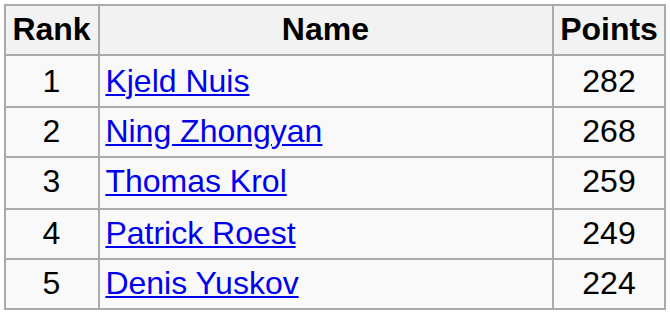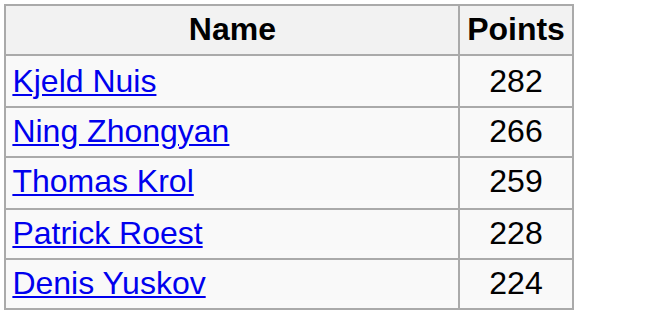- column: (52, 29)
(609, 131) 268 -> (516, 131) 266
(609, 232) 249 -> (516, 232) 228
